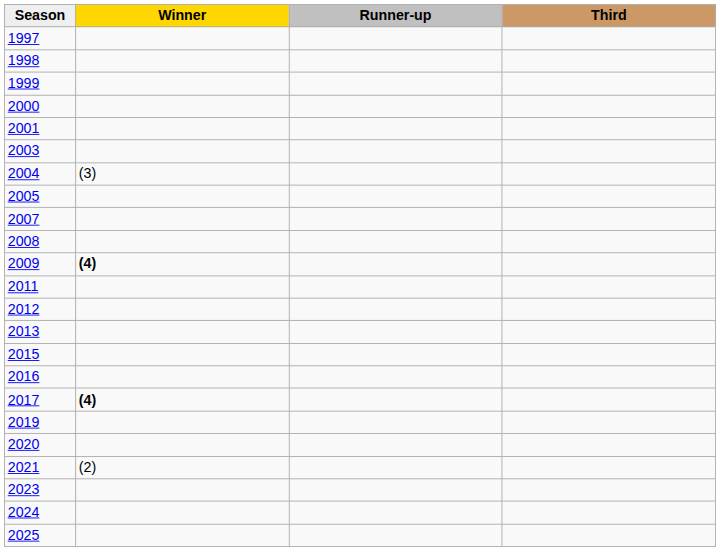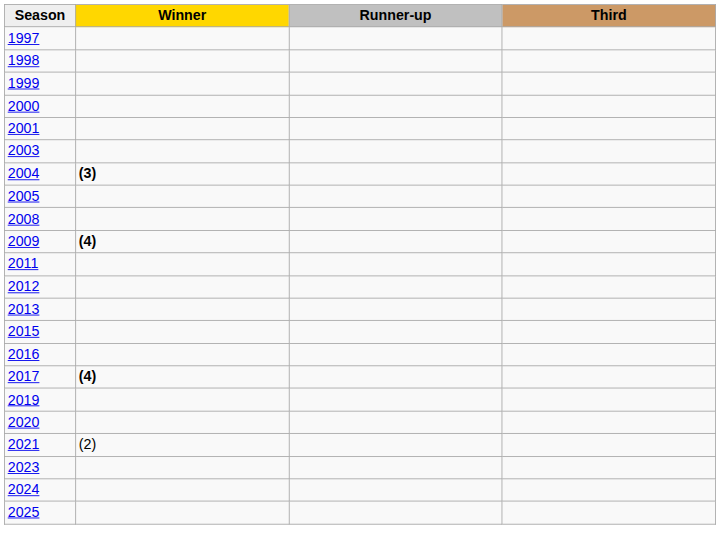(88, 173) normal -> (88, 173) bold
- row: (24, 219)
